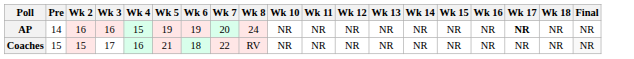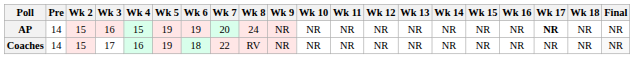+ column: (282, 12)
(81, 29) 16 -> (81, 29) 15
(56, 45) 15 -> (56, 45) 14
(167, 45) 21 -> (167, 45) 19
